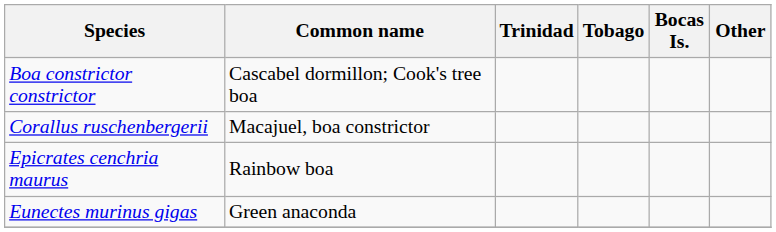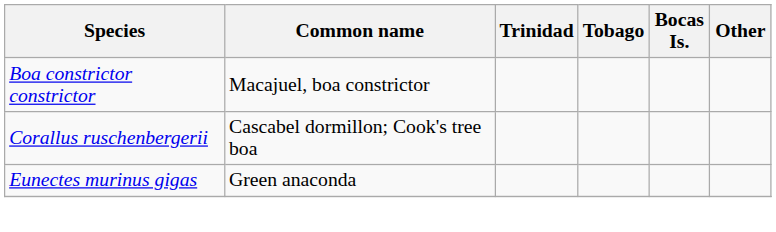(355, 84) Cascabel dormillon; Cook's tree boa -> (329, 84) Macajuel, boa constrictor
(329, 126) Macajuel, boa constrictor -> (355, 137) Cascabel dormillon; Cook's tree boa
- row: (84, 169)
